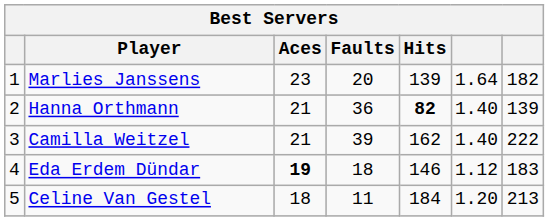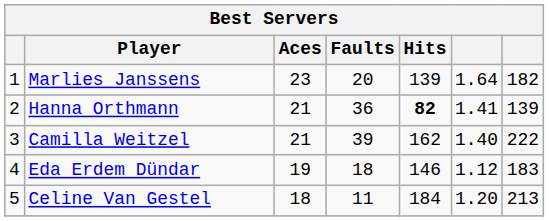(477, 110) 1.40 -> (477, 110) 1.41
(300, 170) bold -> (300, 170) normal
